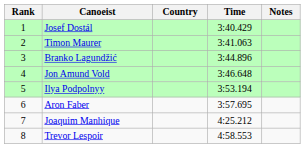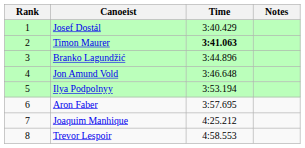- column: (180, 12)
(235, 43) normal -> (219, 43) bold
